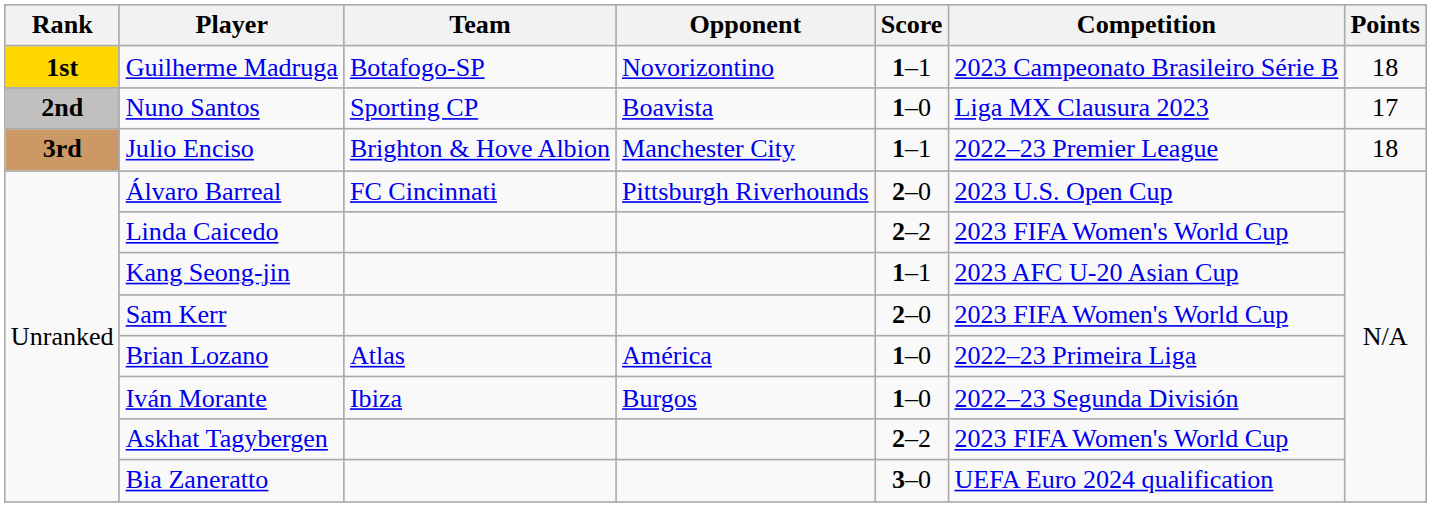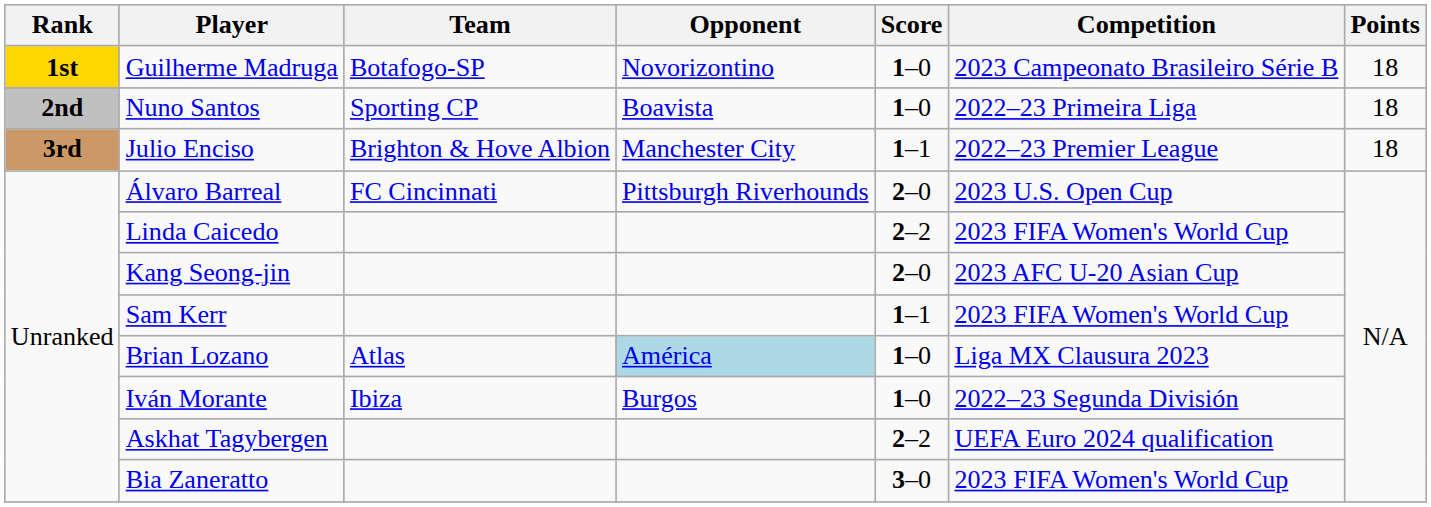(912, 66) 1–1 -> (912, 66) 1–0
(1082, 107) Liga MX Clausura 2023 -> (1075, 107) 2022–23 Primeira Liga
(1385, 107) 17 -> (1385, 107) 18
(912, 273) 1–1 -> (912, 273) 2–0
(912, 314) 2–0 -> (912, 314) 1–1
(667, 356) no background -> (667, 356) lightblue background
(1075, 356) 2022–23 Primeira Liga -> (1082, 356) Liga MX Clausura 2023
(1121, 438) 2023 FIFA Women's World Cup -> (1114, 438) UEFA Euro 2024 qualification
(1114, 480) UEFA Euro 2024 qualification -> (1121, 480) 2023 FIFA Women's World Cup
